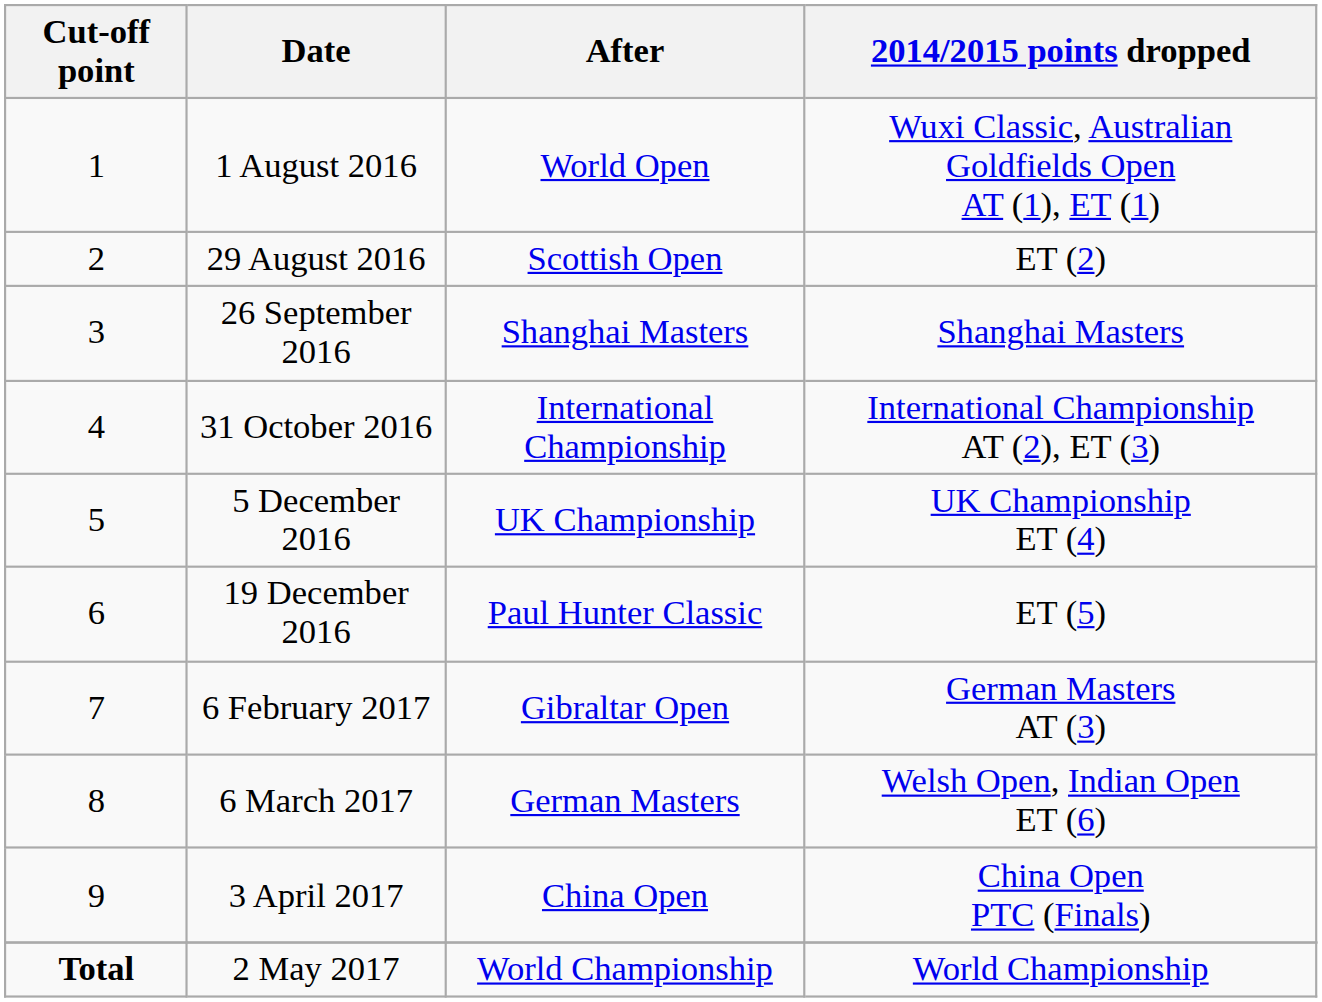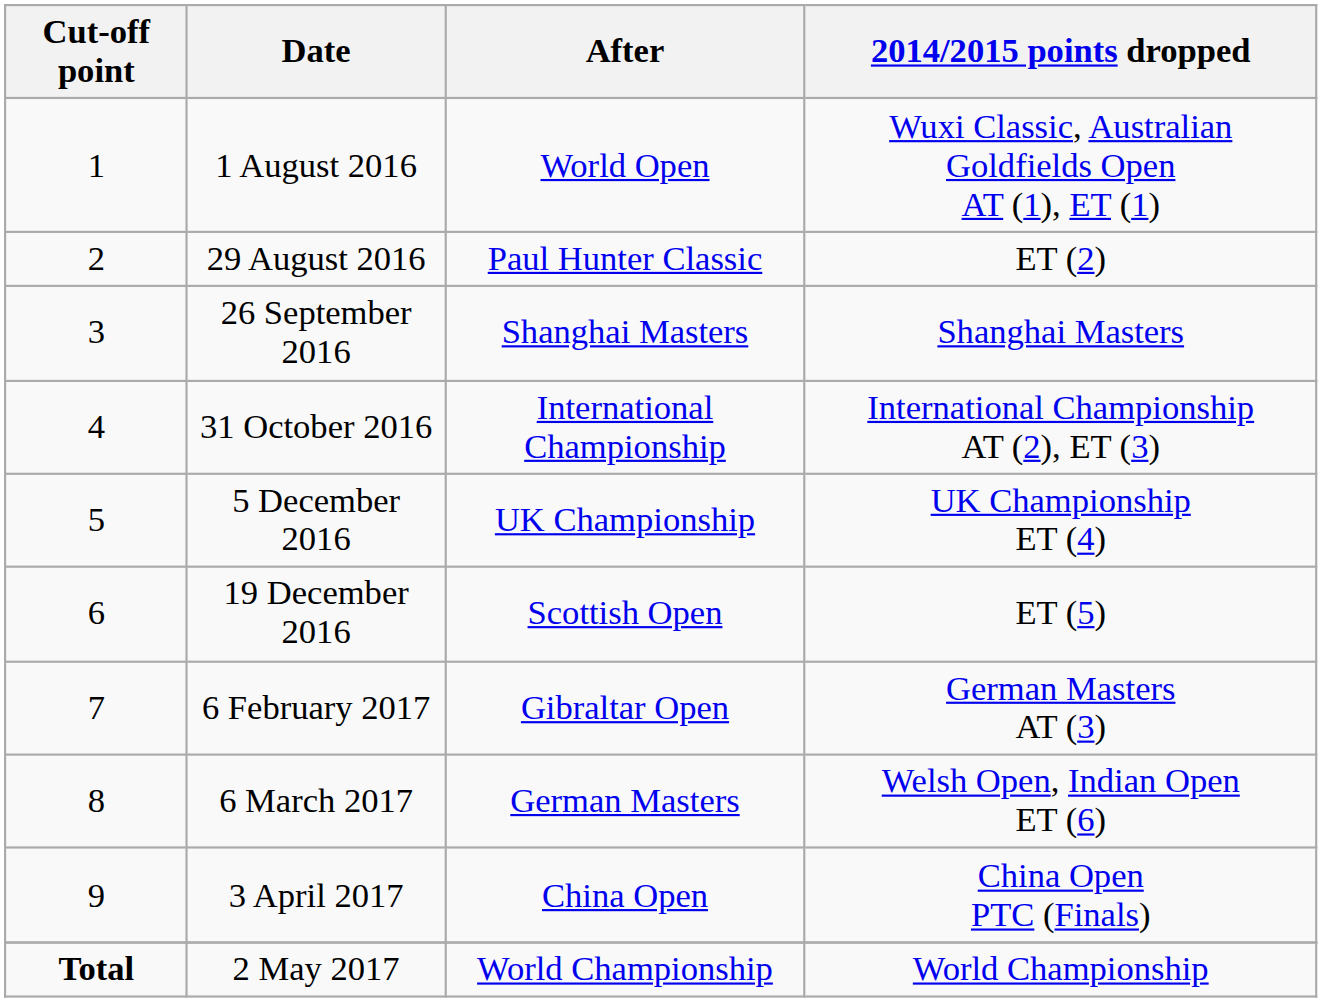(625, 258) Scottish Open -> (625, 258) Paul Hunter Classic
(625, 613) Paul Hunter Classic -> (625, 613) Scottish Open
